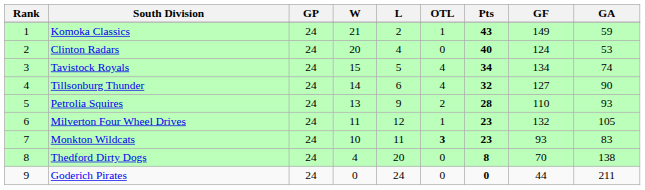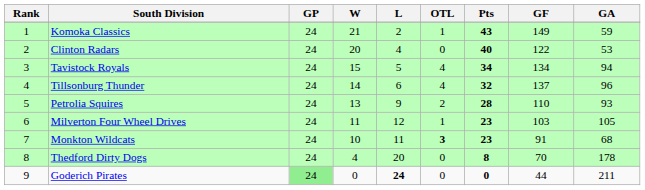(541, 49) 124 -> (541, 49) 122
(607, 67) 74 -> (607, 67) 94
(541, 85) 127 -> (541, 85) 137
(607, 85) 90 -> (607, 85) 96
(541, 121) 132 -> (541, 121) 103
(541, 139) 93 -> (541, 139) 91
(607, 139) 83 -> (607, 139) 68
(607, 157) 138 -> (607, 157) 178
(311, 175) no background -> (311, 175) lightgreen background
(399, 175) normal -> (399, 175) bold
